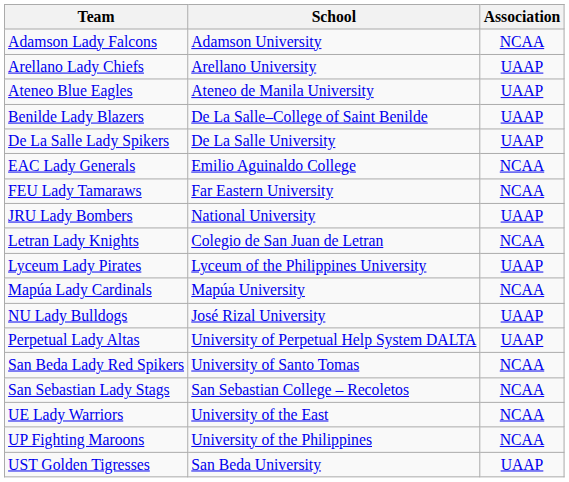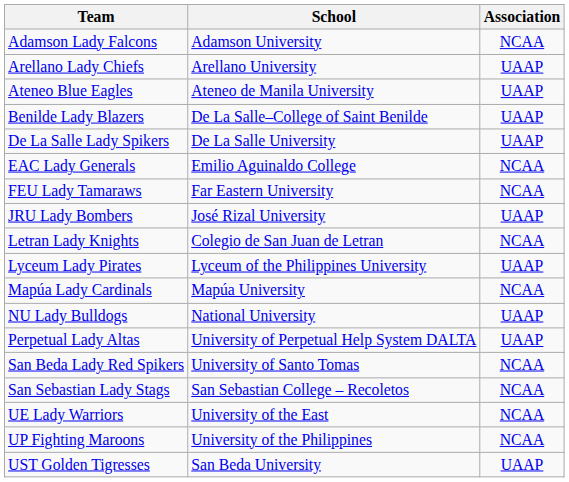(253, 215) National University -> (258, 215) José Rizal University
(258, 315) José Rizal University -> (253, 315) National University
